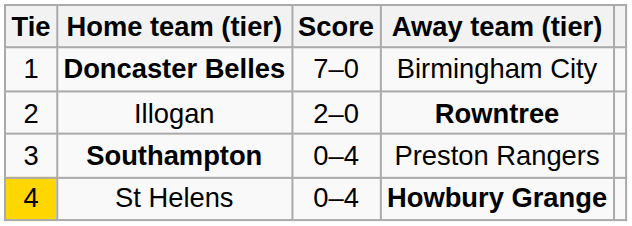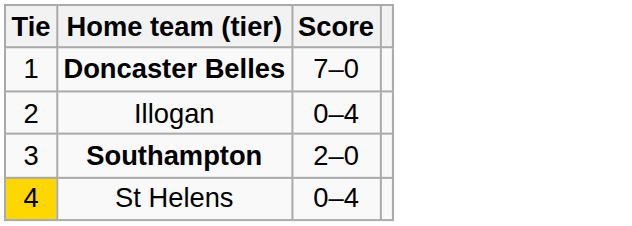- column: (497, 26)
(336, 112) 2–0 -> (336, 112) 0–4
(336, 155) 0–4 -> (336, 155) 2–0
